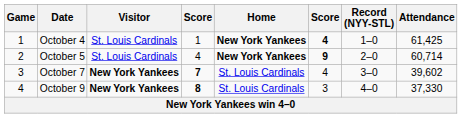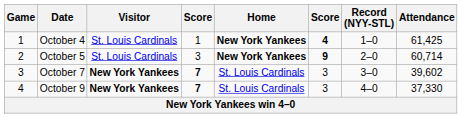(198, 56) 4 -> (198, 56) 3
(325, 72) 4 -> (325, 72) 3
(198, 89) 8 -> (198, 89) 7
